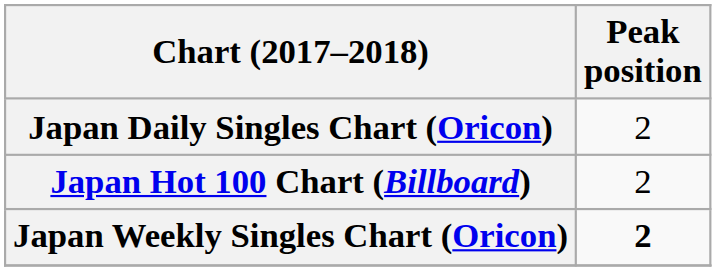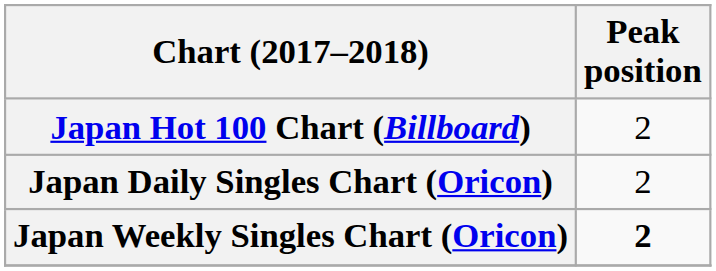rows swapped: (291, 181) <-> (291, 126)
